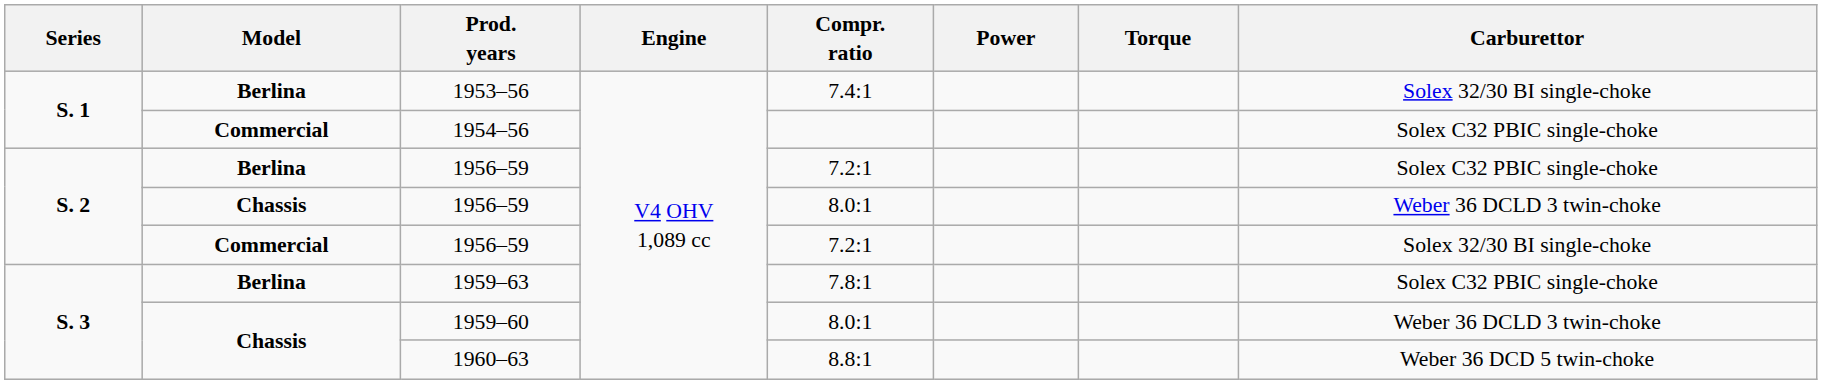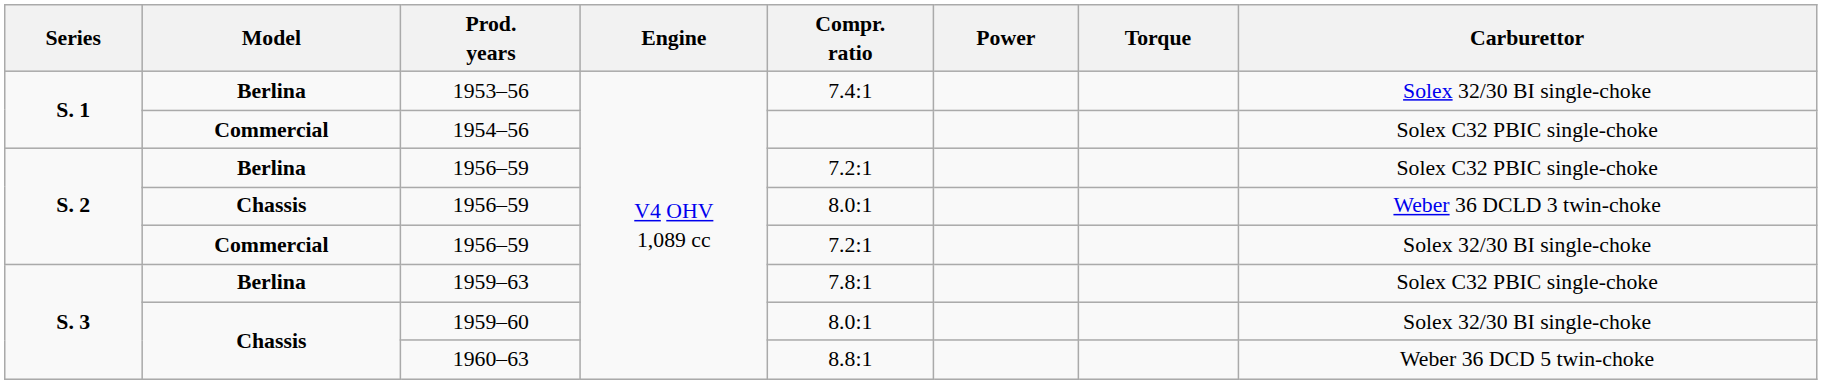(1527, 321) Weber 36 DCLD 3 twin-choke -> (1527, 321) Solex 32/30 BI single-choke
